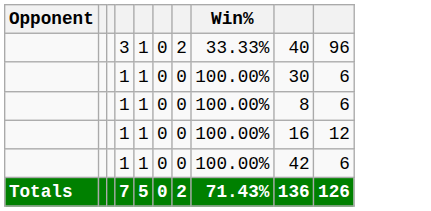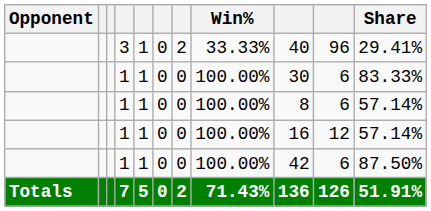+ column: (390, 19)
